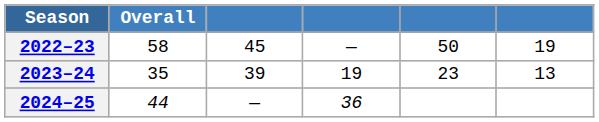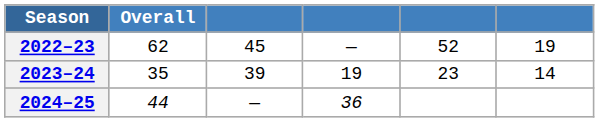(158, 47) 58 -> (158, 47) 62
(448, 47) 50 -> (448, 47) 52
(545, 75) 13 -> (545, 75) 14
